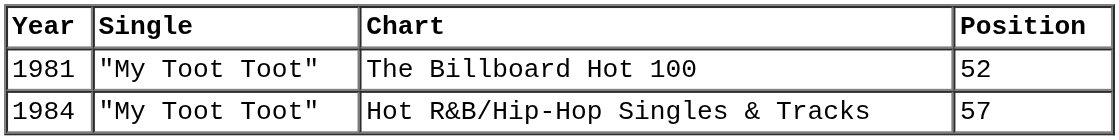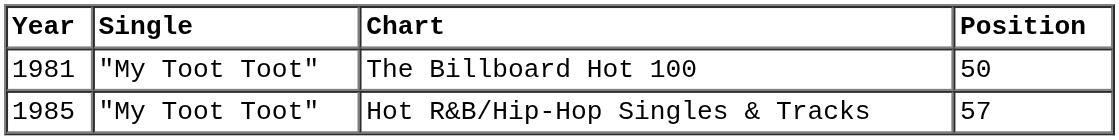(976, 70) 52 -> (976, 70) 50
(44, 112) 1984 -> (44, 112) 1985
